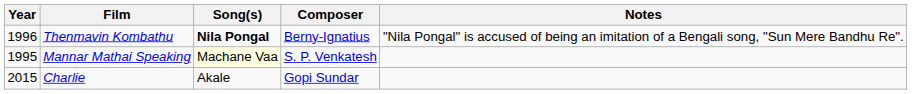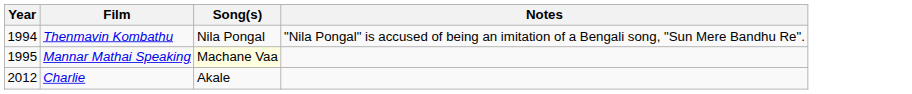- column: (330, 15)
(22, 36) 1996 -> (22, 36) 1994
(233, 36) bold -> (231, 36) normal
(22, 78) 2015 -> (22, 78) 2012
